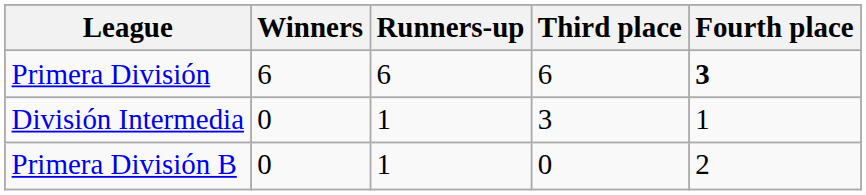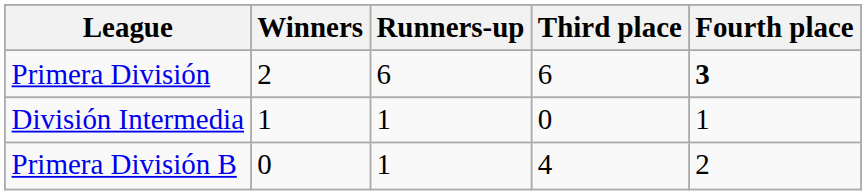(265, 73) 6 -> (265, 73) 2
(265, 119) 0 -> (265, 119) 1
(545, 119) 3 -> (545, 119) 0
(545, 165) 0 -> (545, 165) 4
